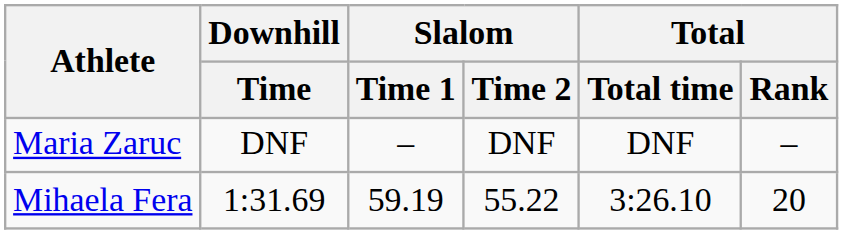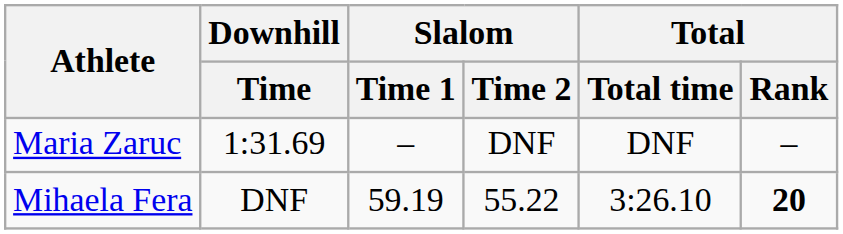(274, 144) DNF -> (274, 144) 1:31.69
(274, 200) 1:31.69 -> (274, 200) DNF
(789, 200) normal -> (789, 200) bold
